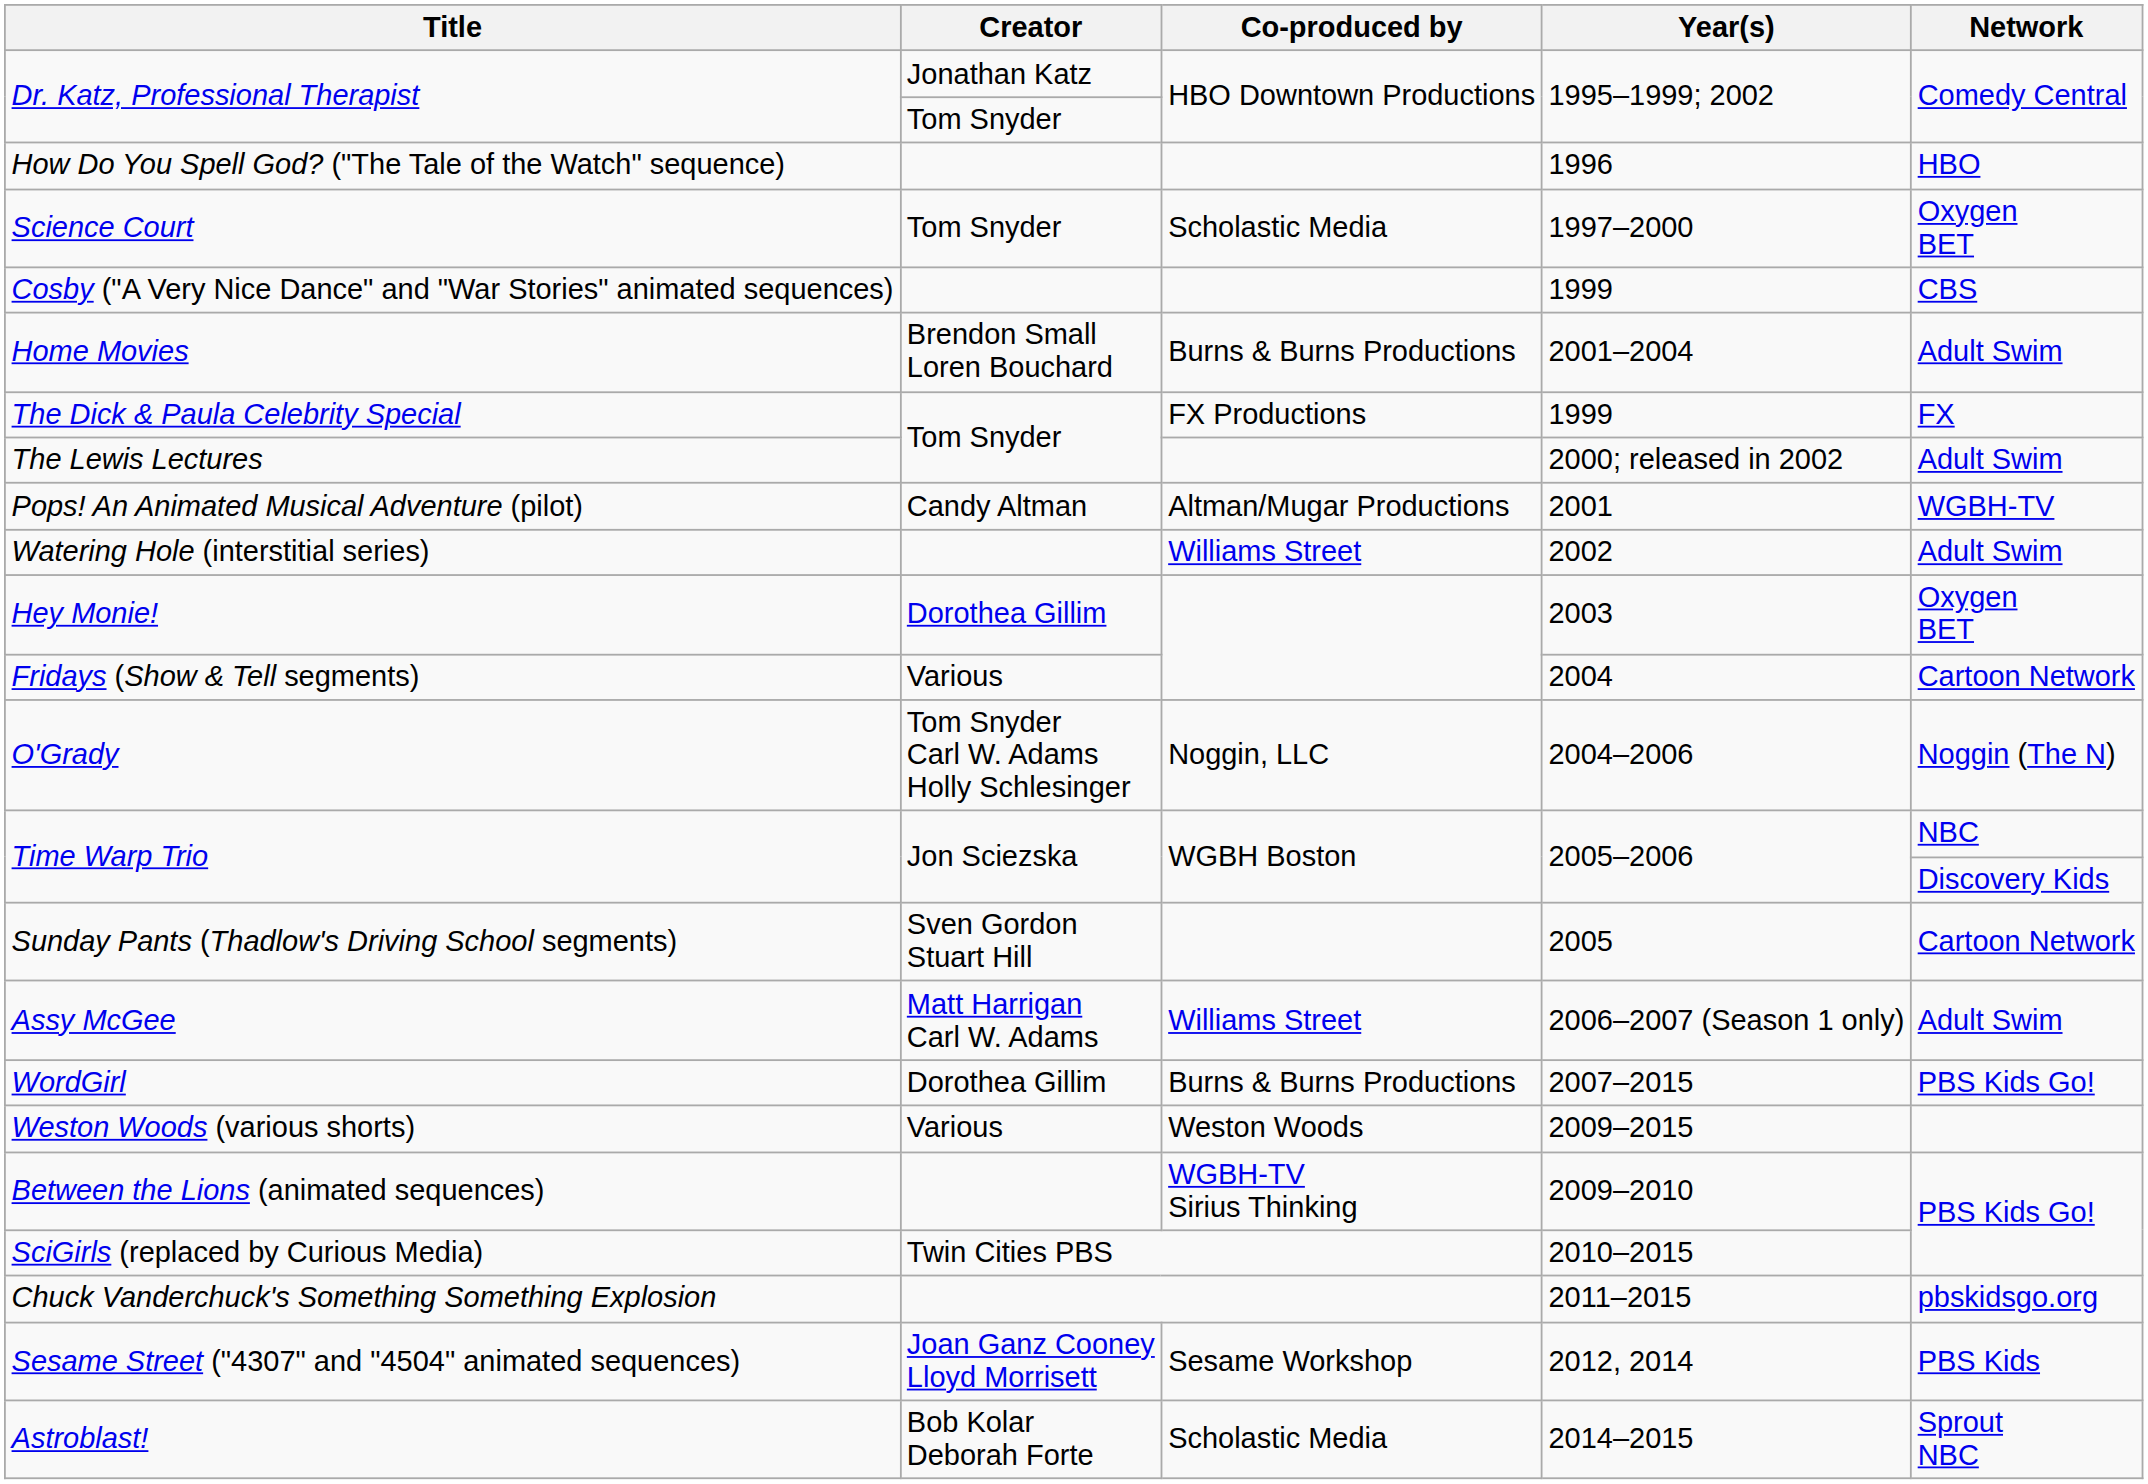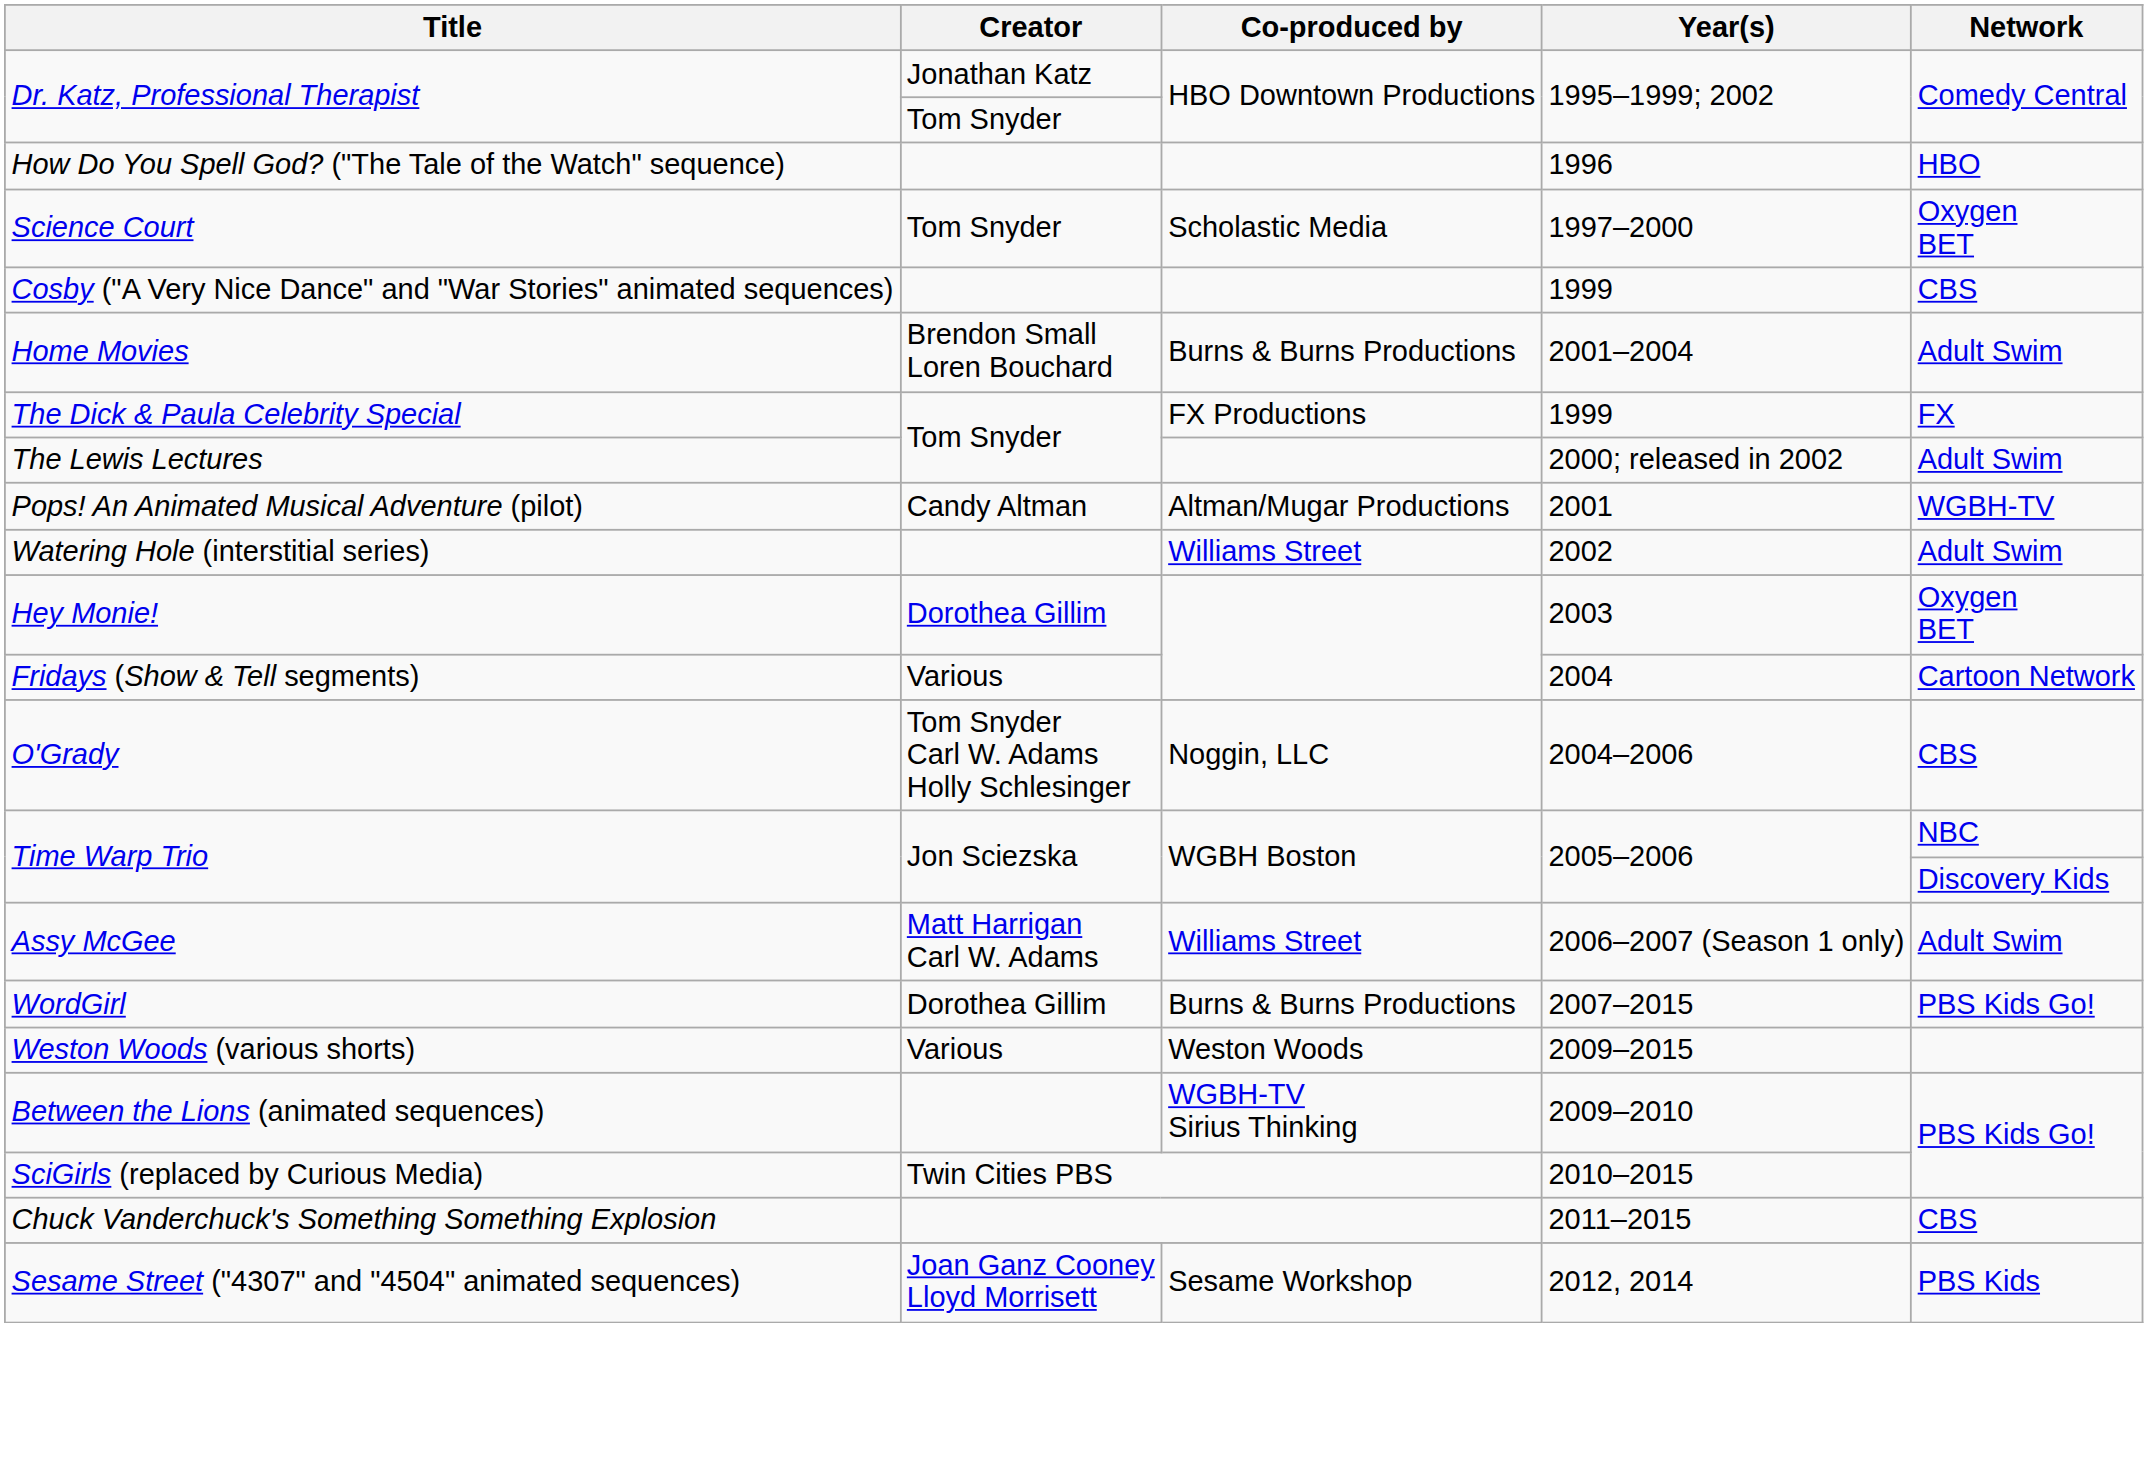(2017, 754) Noggin (The N) -> (1947, 754) CBS
- row: (344, 941)
(2008, 1298) pbskidsgo.org -> (1947, 1220) CBS
- row: (80, 1439)
